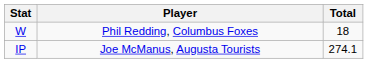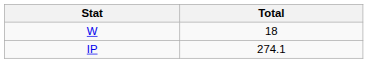- column: (180, 13)
